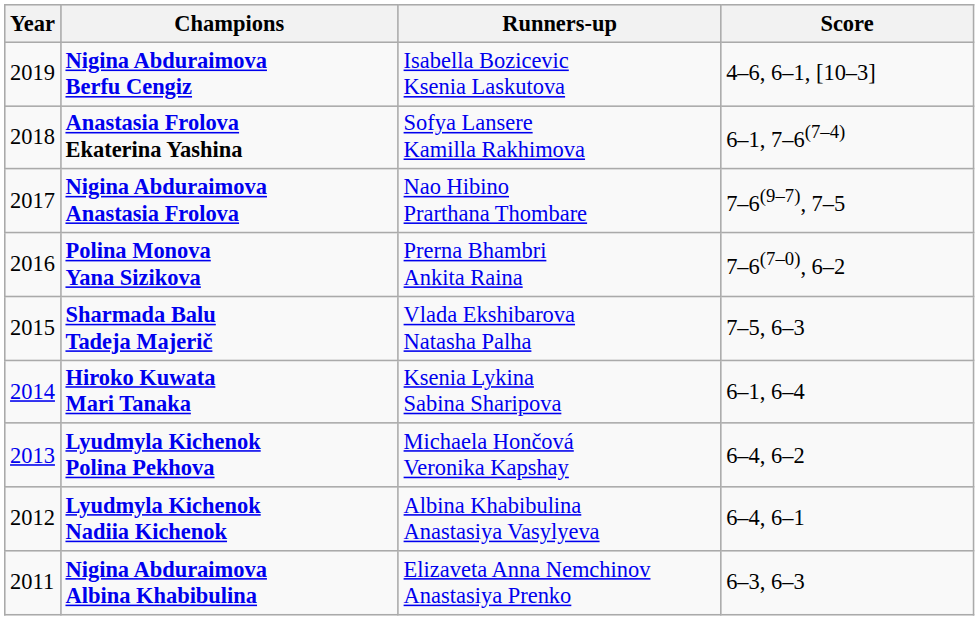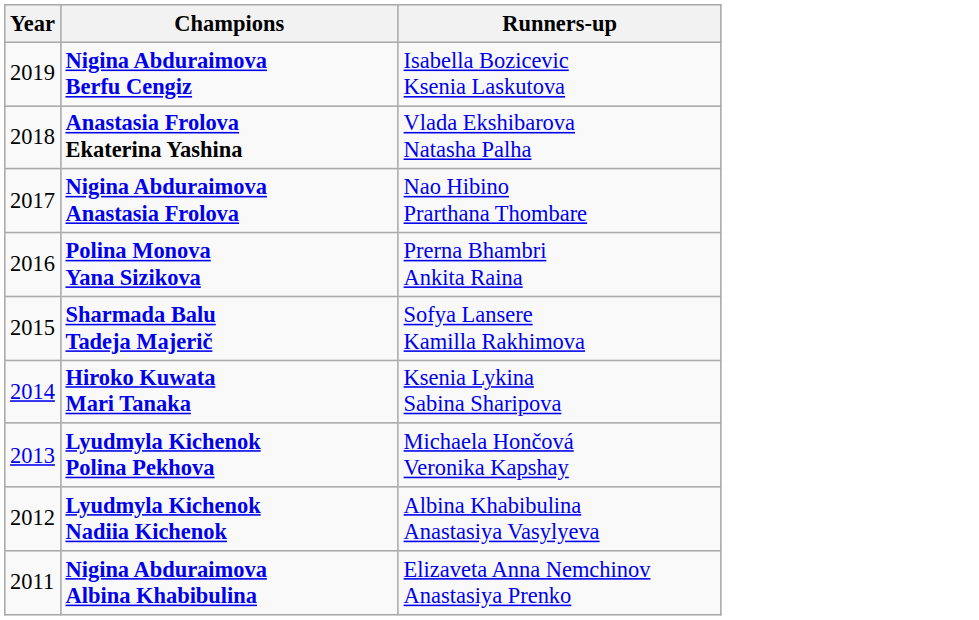- column: (847, 23)
(494, 137) Sofya Lansere Kamilla Rakhimova -> (489, 137) Vlada Ekshibarova Natasha Palha
(489, 328) Vlada Ekshibarova Natasha Palha -> (494, 328) Sofya Lansere Kamilla Rakhimova
